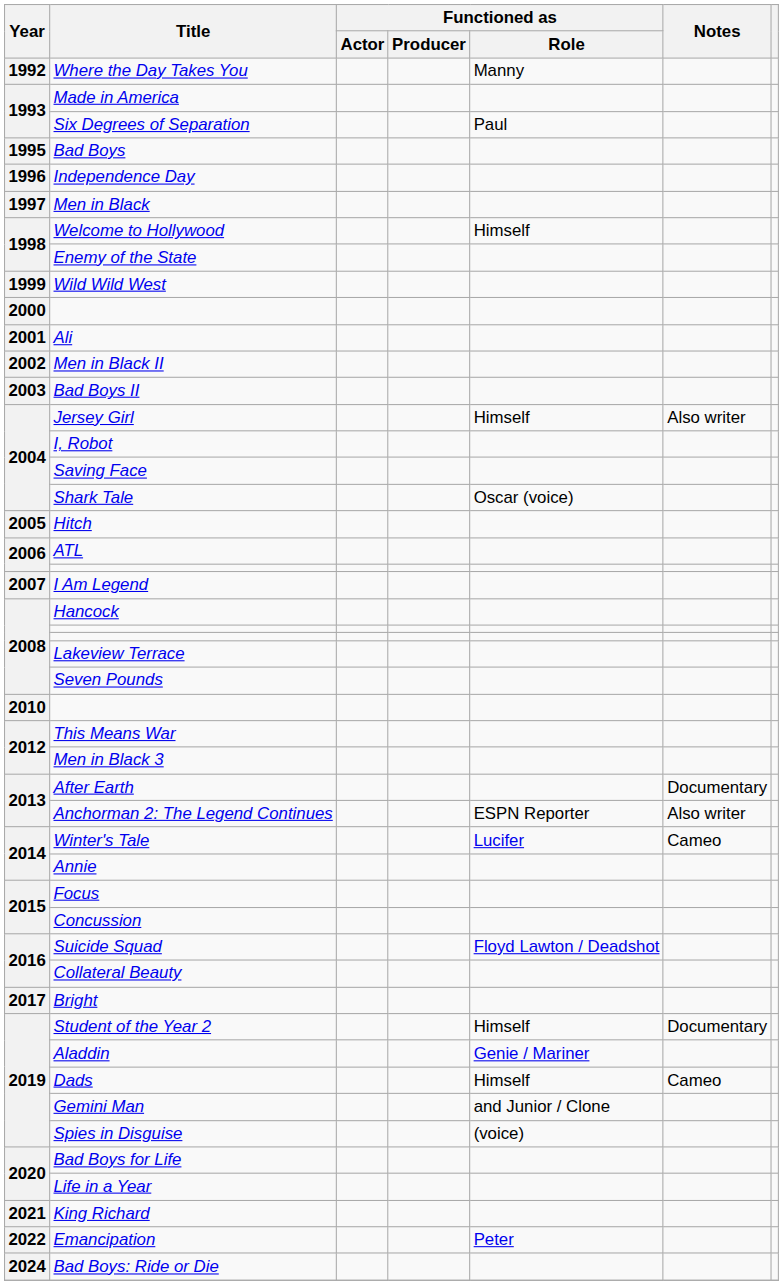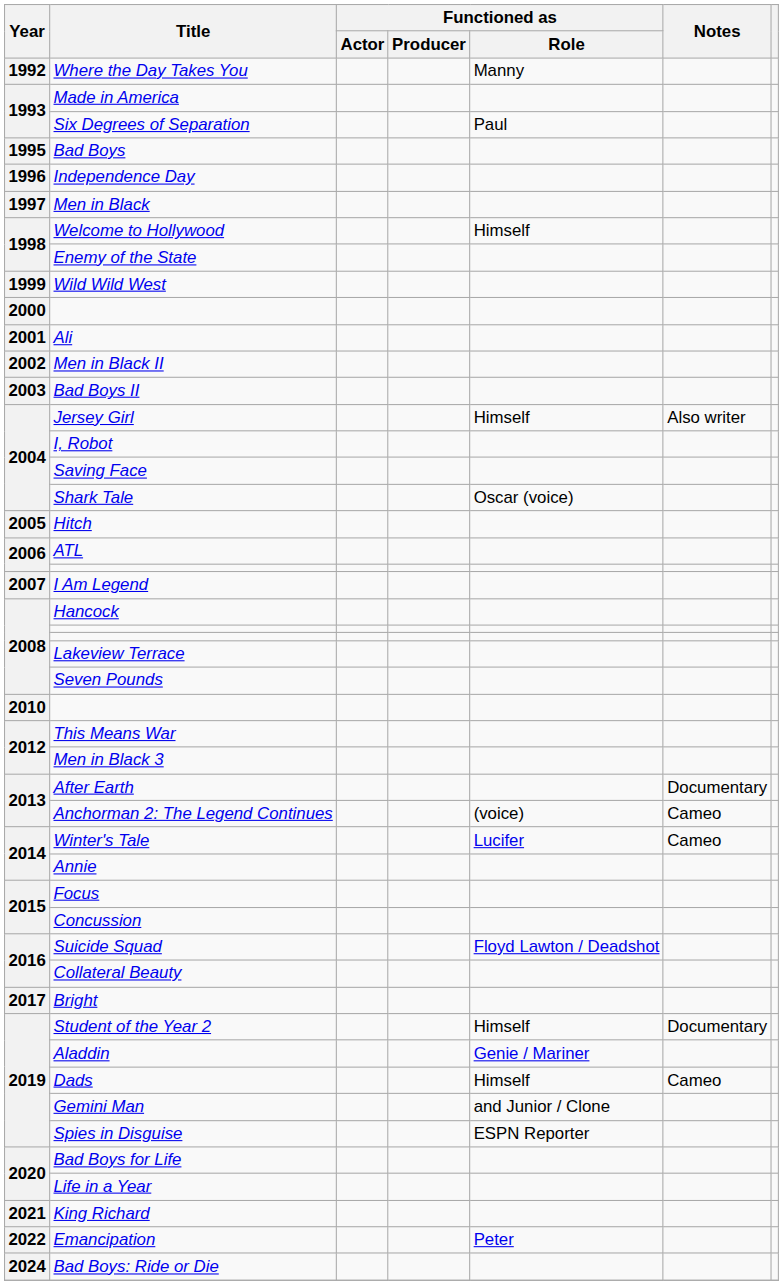(532, 813) ESPN Reporter -> (499, 813) (voice)
(706, 813) Also writer -> (694, 813) Cameo
(499, 1133) (voice) -> (532, 1133) ESPN Reporter
